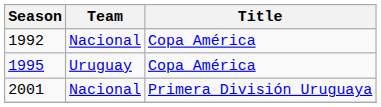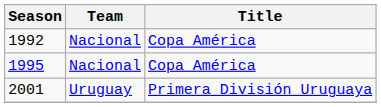(100, 65) Uruguay -> (105, 65) Nacional
(105, 90) Nacional -> (100, 90) Uruguay
